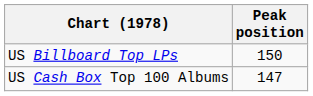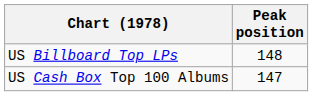(270, 56) 150 -> (270, 56) 148
